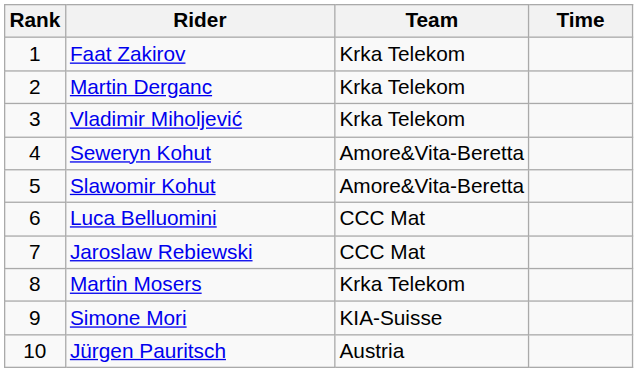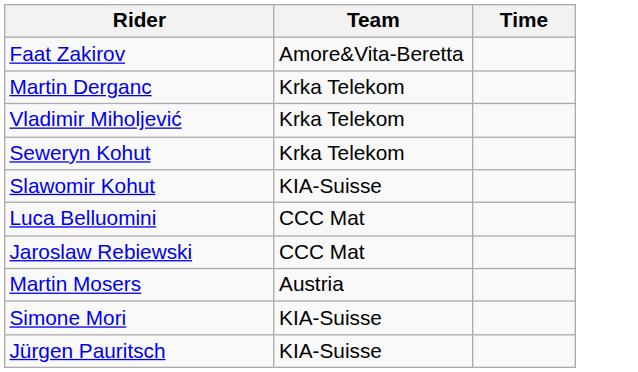- column: (35, 20)
(402, 53) Krka Telekom -> (371, 53) Amore&Vita-Beretta
(432, 152) Amore&Vita-Beretta -> (342, 152) Krka Telekom
(432, 185) Amore&Vita-Beretta -> (330, 185) KIA-Suisse
(402, 284) Krka Telekom -> (311, 284) Austria
(372, 350) Austria -> (330, 350) KIA-Suisse
